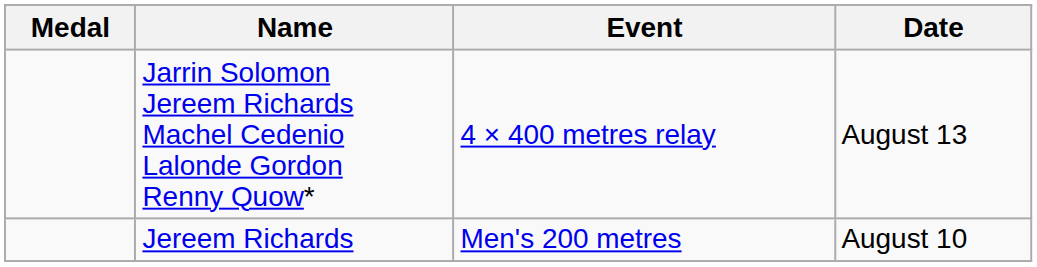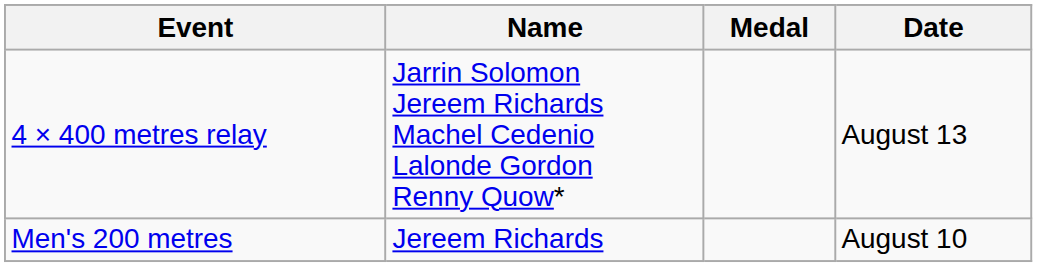columns swapped: (70, 27) <-> (644, 27)
